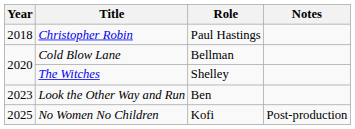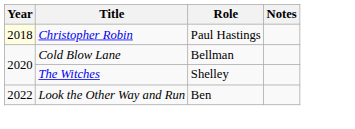(20, 34) no background -> (20, 34) lightyellow background
(20, 94) 2023 -> (20, 94) 2022
- row: (99, 114)
